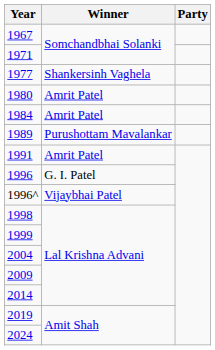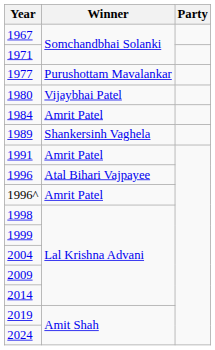(97, 74) Shankersinh Vaghela -> (108, 74) Purushottam Mavalankar
(74, 94) Amrit Patel -> (83, 94) Vijaybhai Patel
(108, 134) Purushottam Mavalankar -> (97, 134) Shankersinh Vaghela
(70, 174) G. I. Patel -> (97, 174) Atal Bihari Vajpayee
(83, 194) Vijaybhai Patel -> (74, 194) Amrit Patel
